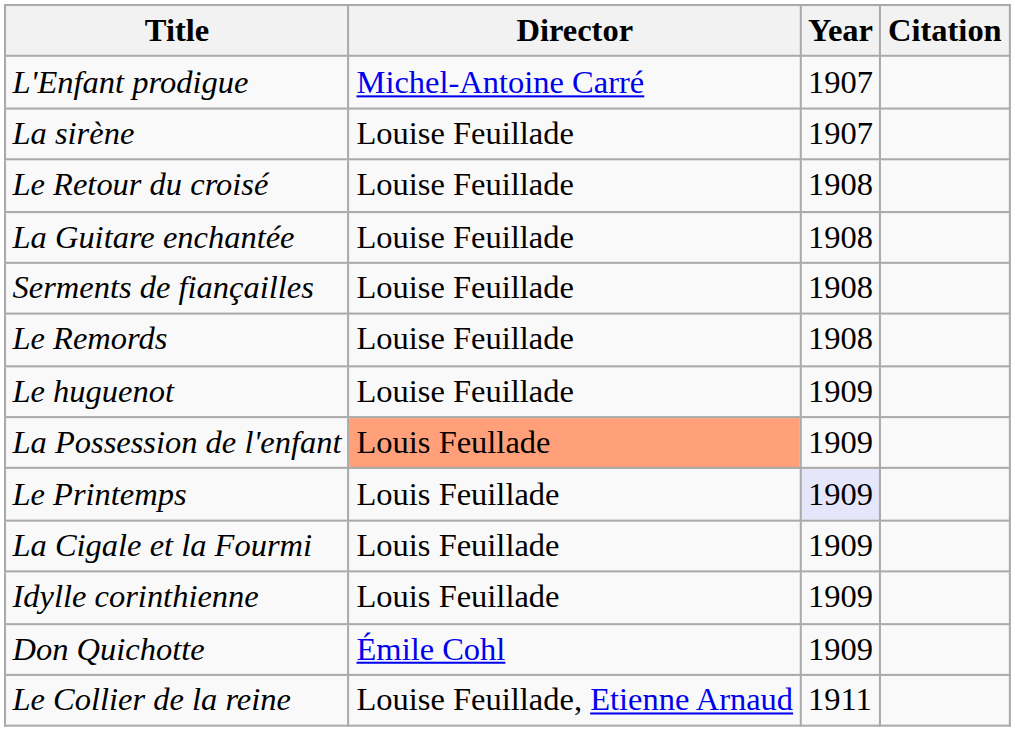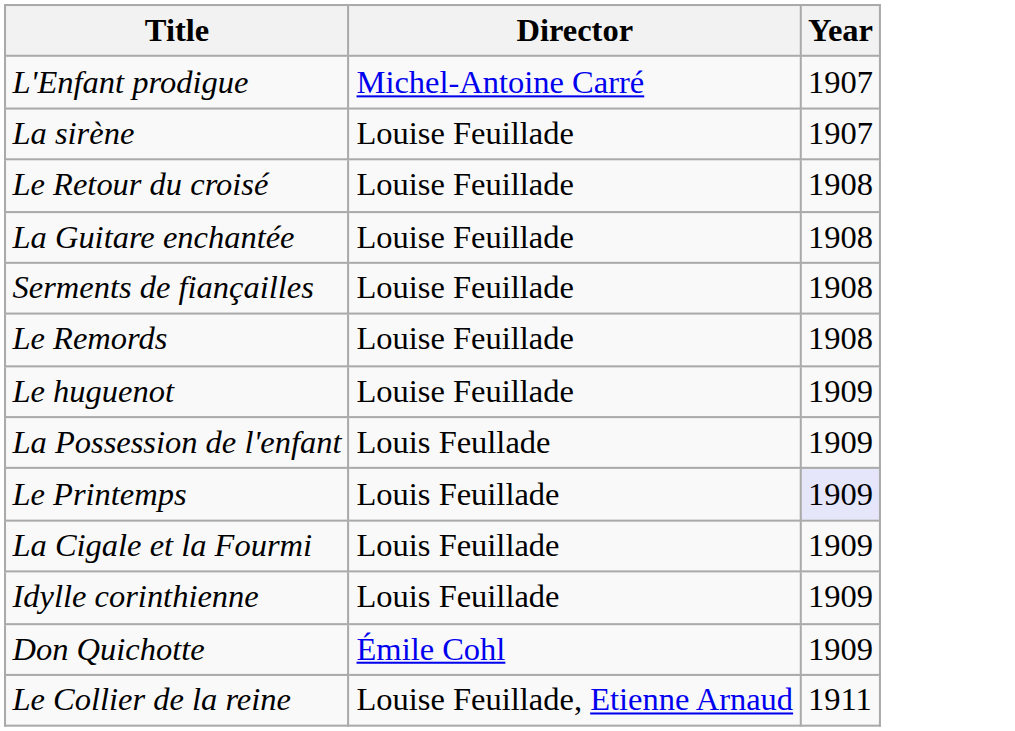- column: (945, 30)
(454, 442) lightsalmon background -> (454, 442) no background
